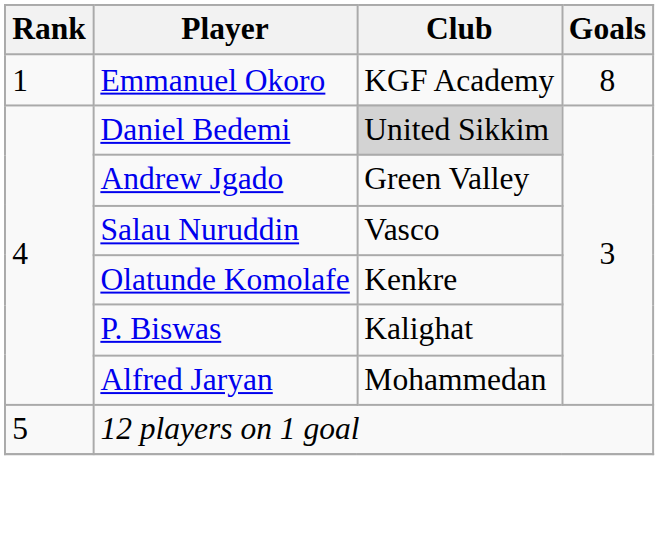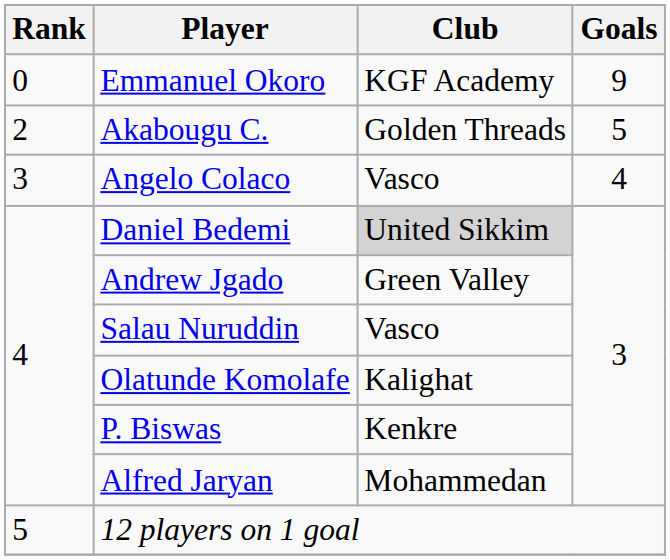(20, 79) 1 -> (20, 79) 0
(607, 79) 8 -> (619, 79) 9
+ row: (184, 129)
+ row: (195, 179)
(411, 279) Kenkre -> (419, 379) Kalighat
(419, 329) Kalighat -> (411, 429) Kenkre
